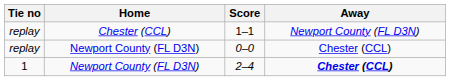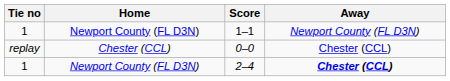(24, 31) replay -> (24, 31) 1
(135, 31) Chester (CCL) -> (135, 31) Newport County (FL D3N)
(135, 48) Newport County (FL D3N) -> (135, 48) Chester (CCL)
